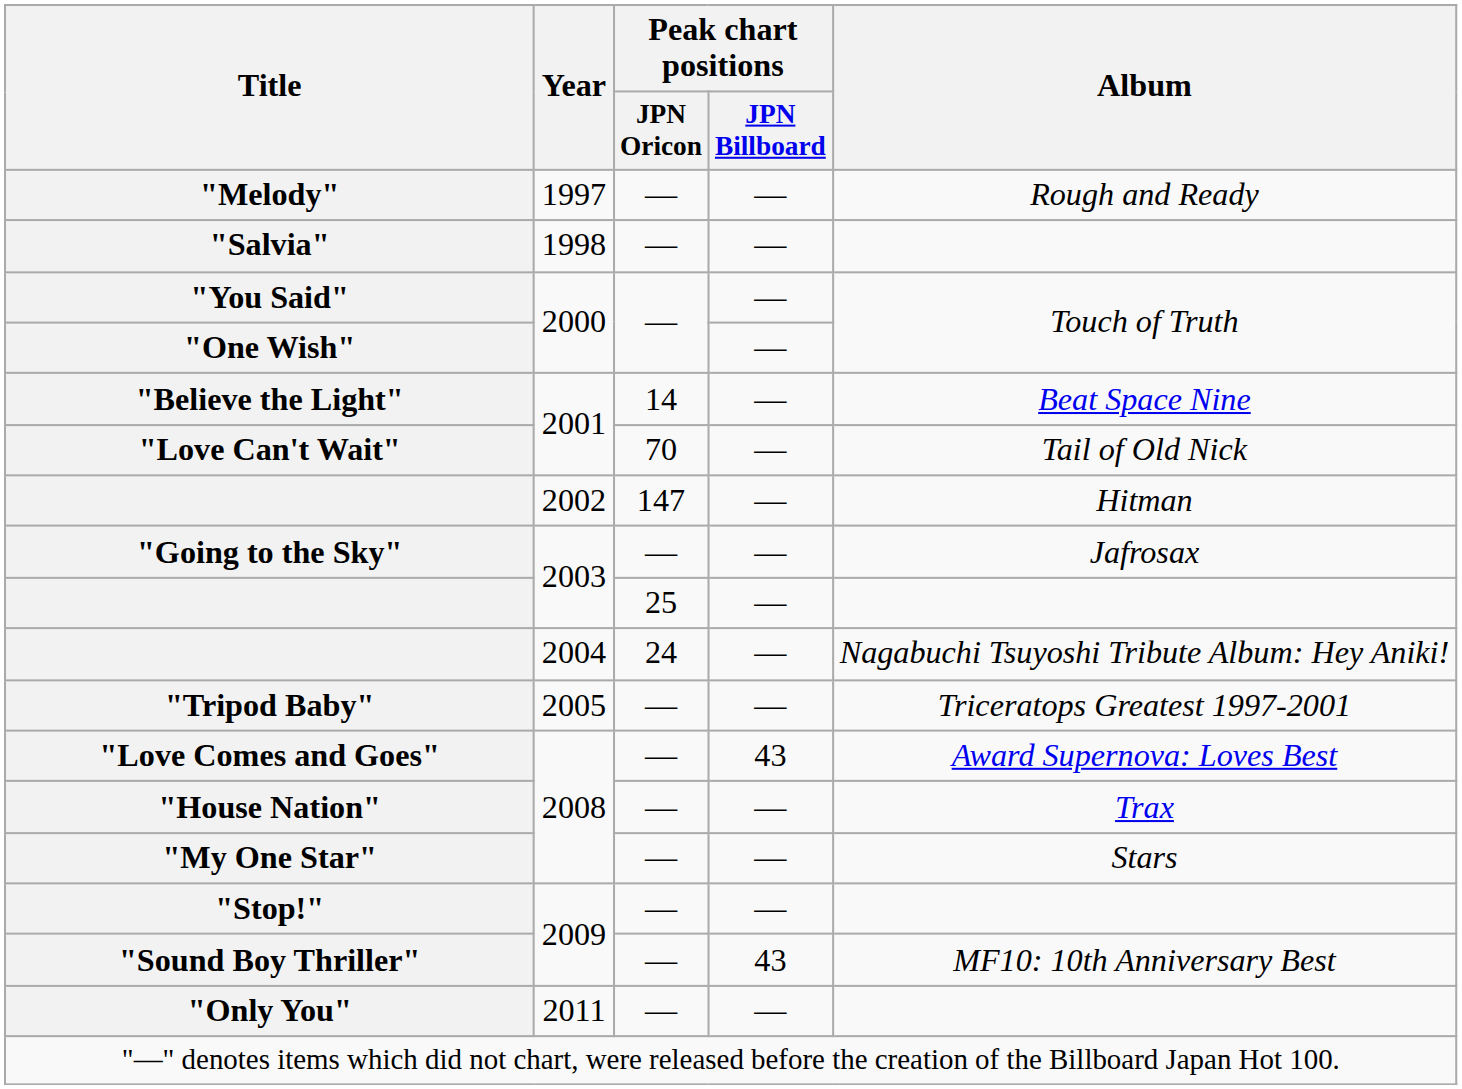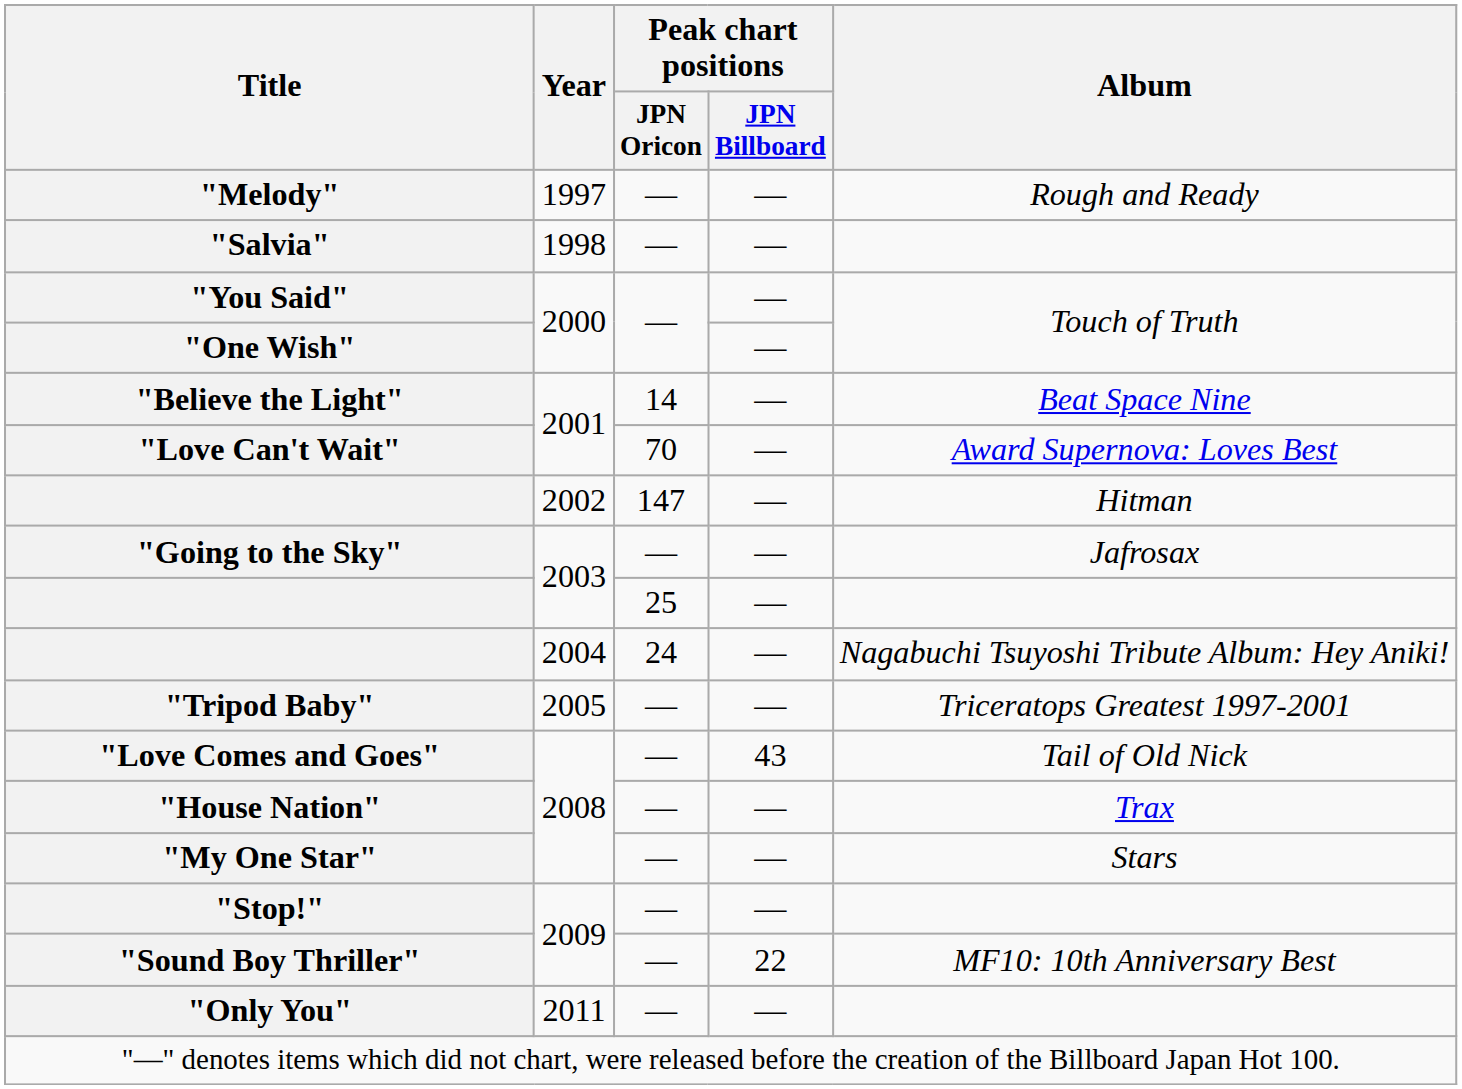(1144, 449) Tail of Old Nick -> (1144, 449) Award Supernova: Loves Best
(1144, 755) Award Supernova: Loves Best -> (1144, 755) Tail of Old Nick
(770, 959) 43 -> (770, 959) 22
